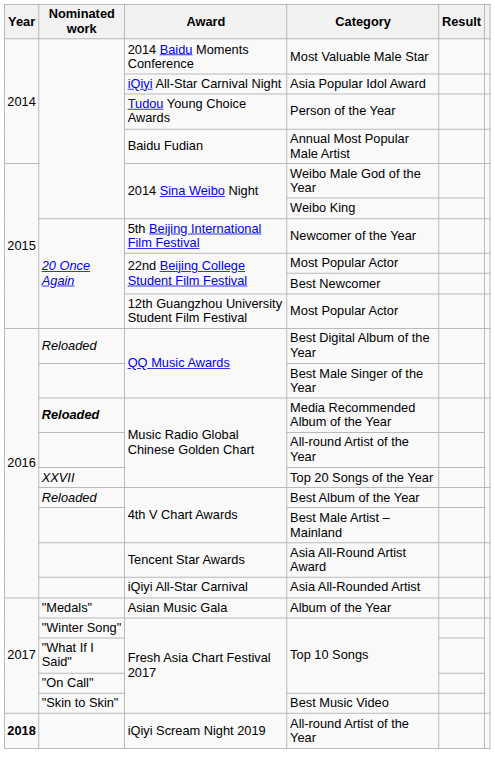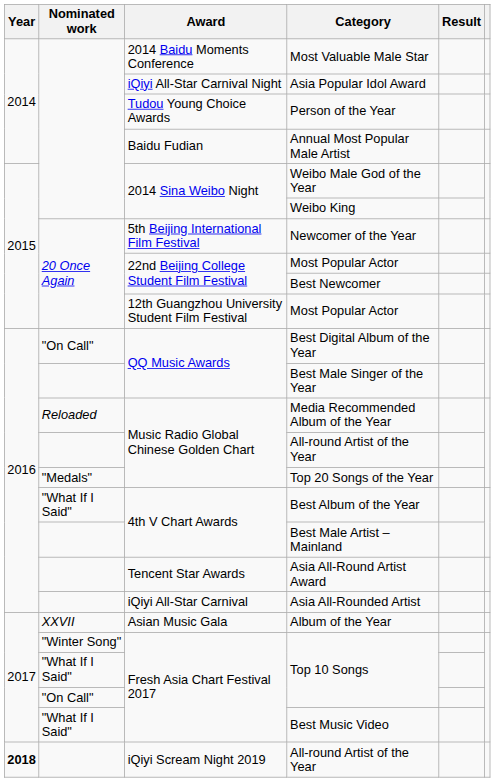(69, 345) Reloaded -> (68, 345) "On Call"
(71, 415) bold -> (69, 415) normal
(58, 477) XXVII -> (67, 477) "Medals"
(69, 497) Reloaded -> (68, 505) "What If I Said"
(67, 607) "Medals" -> (58, 622) XXVII
(80, 703) "Skin to Skin" -> (68, 725) "What If I Said"
